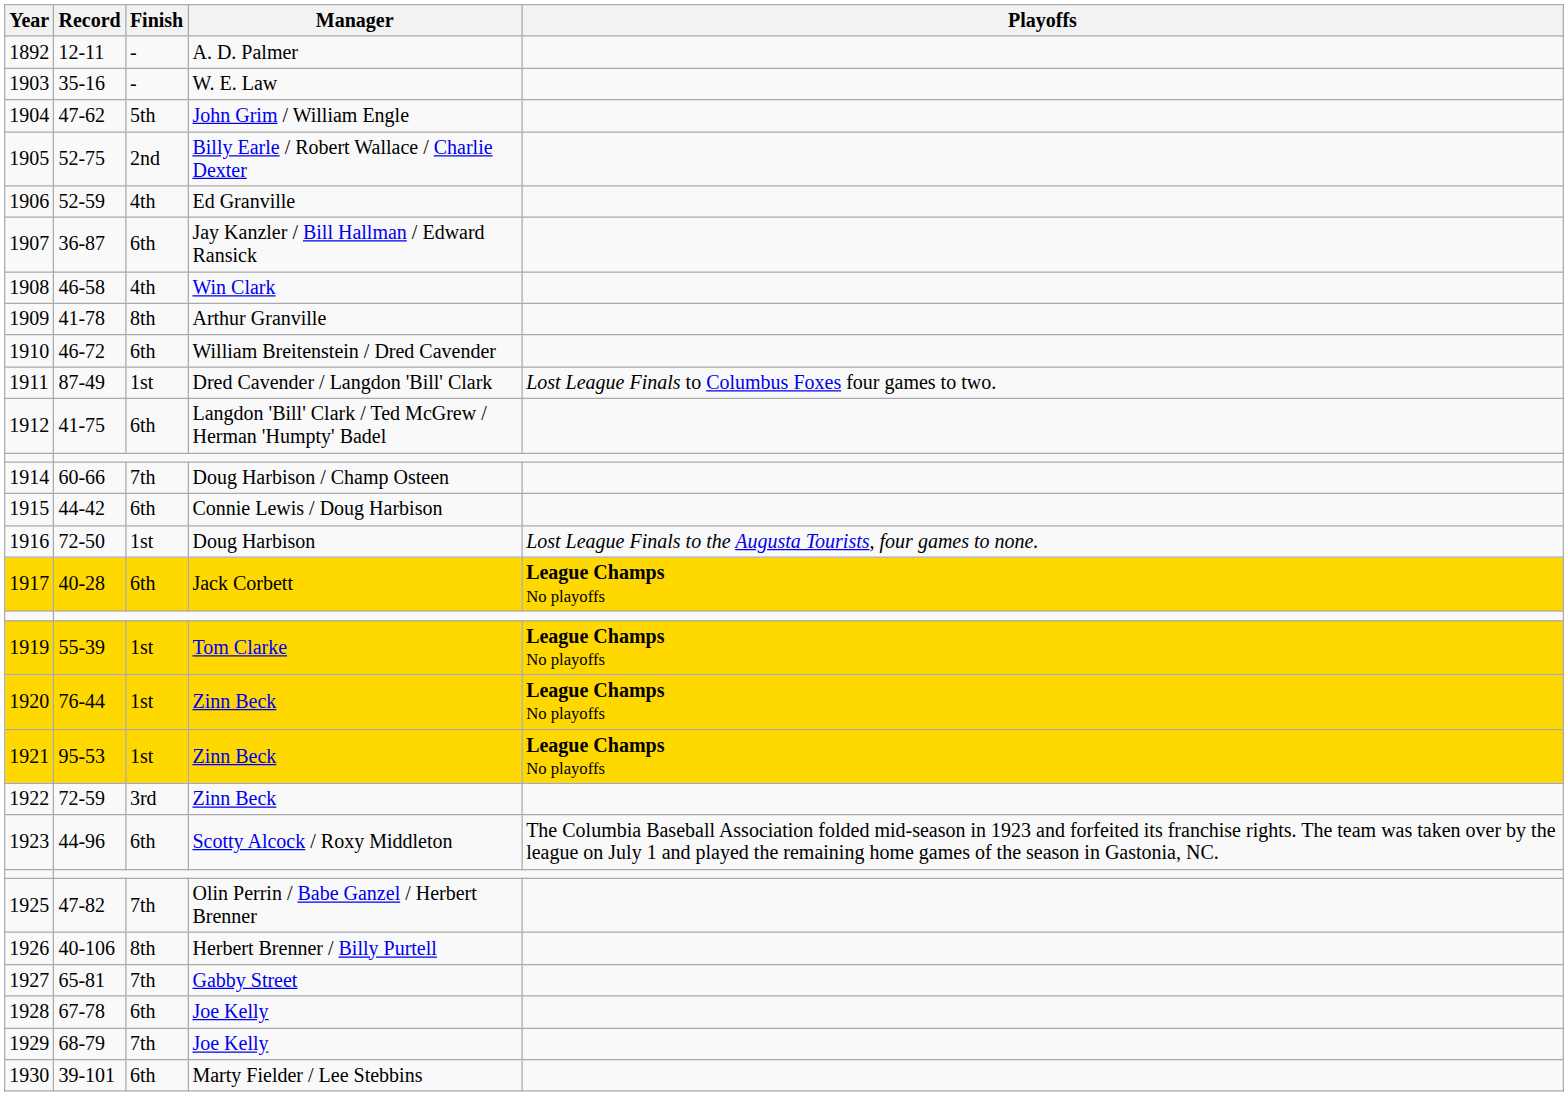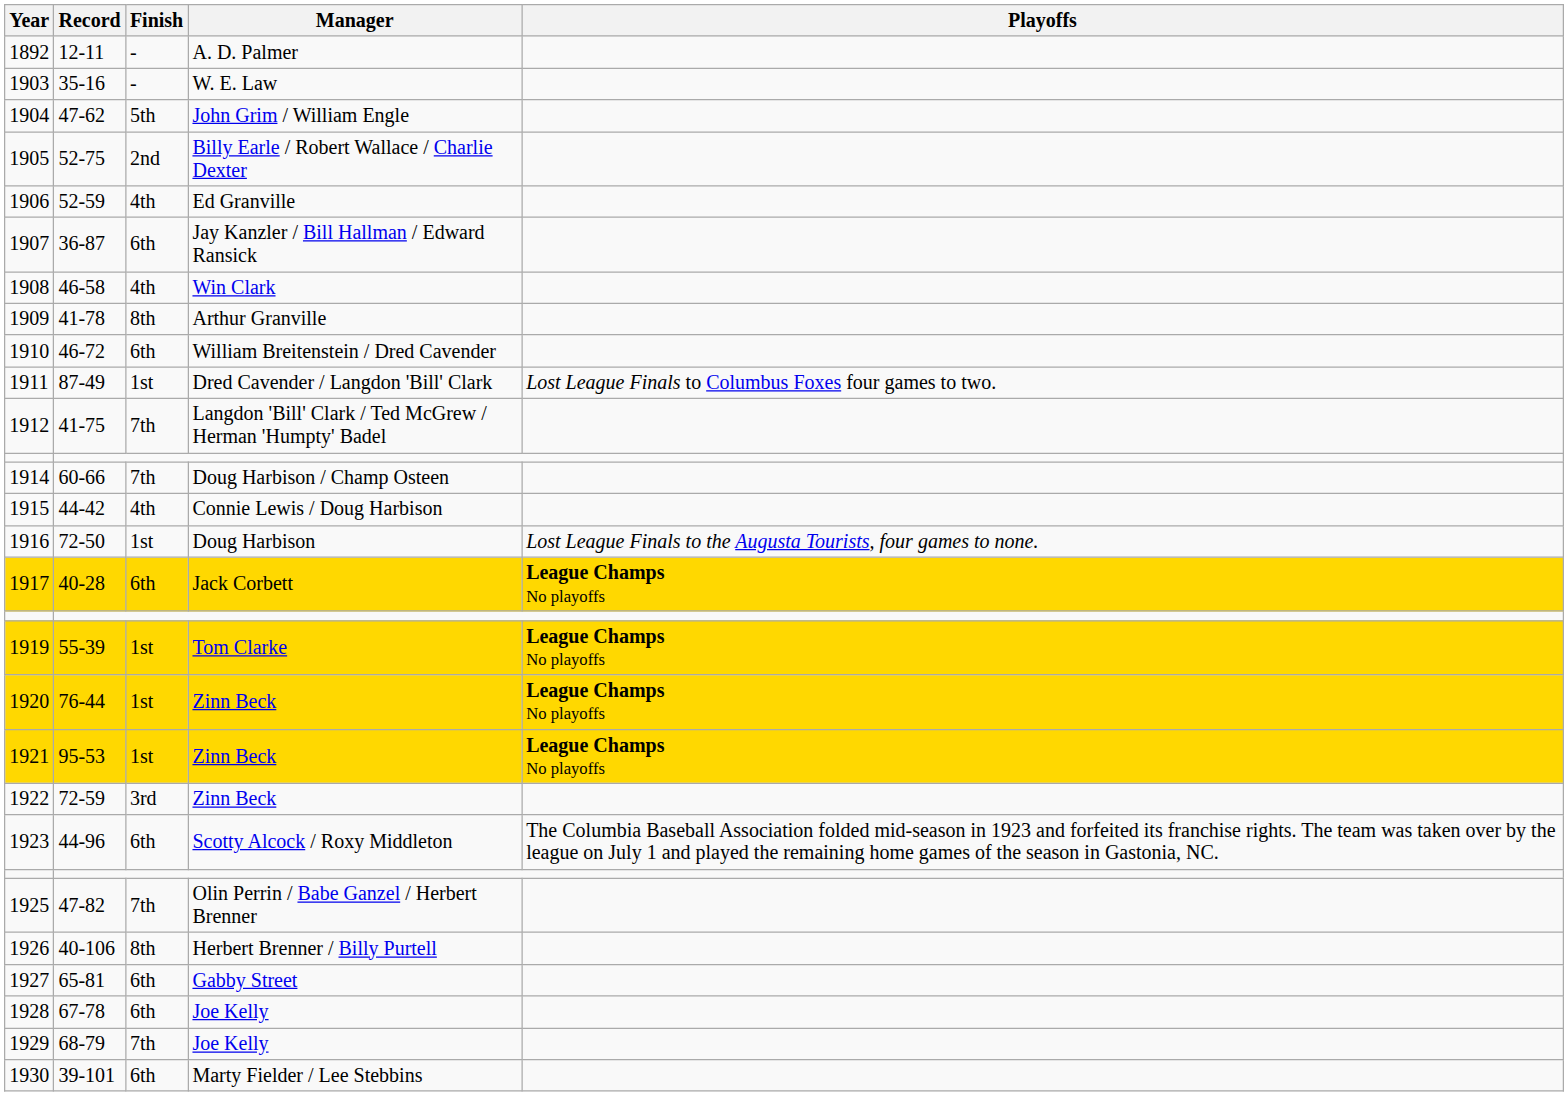(143, 425) 6th -> (143, 425) 7th
(143, 509) 6th -> (143, 509) 4th
(143, 980) 7th -> (143, 980) 6th
